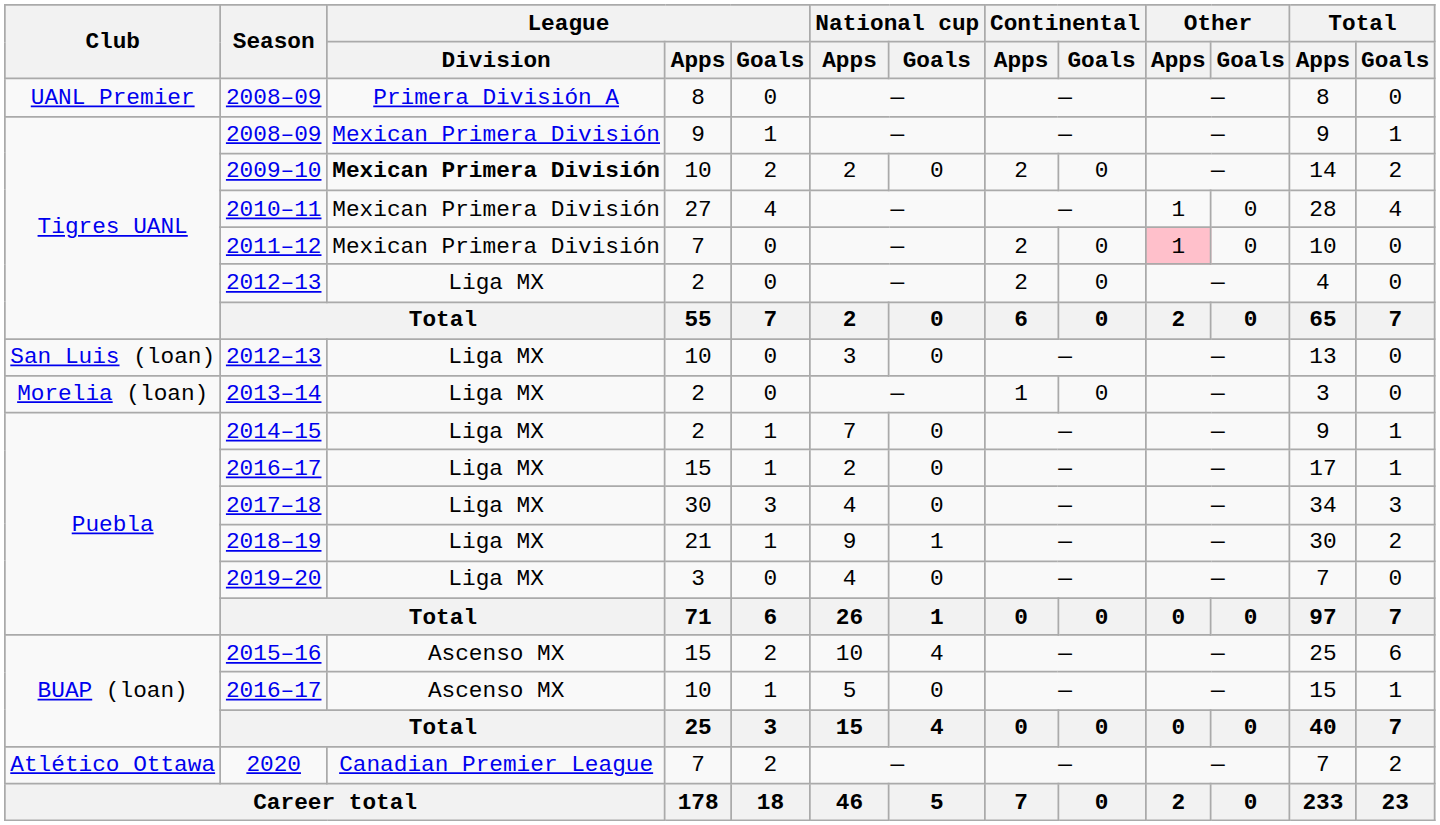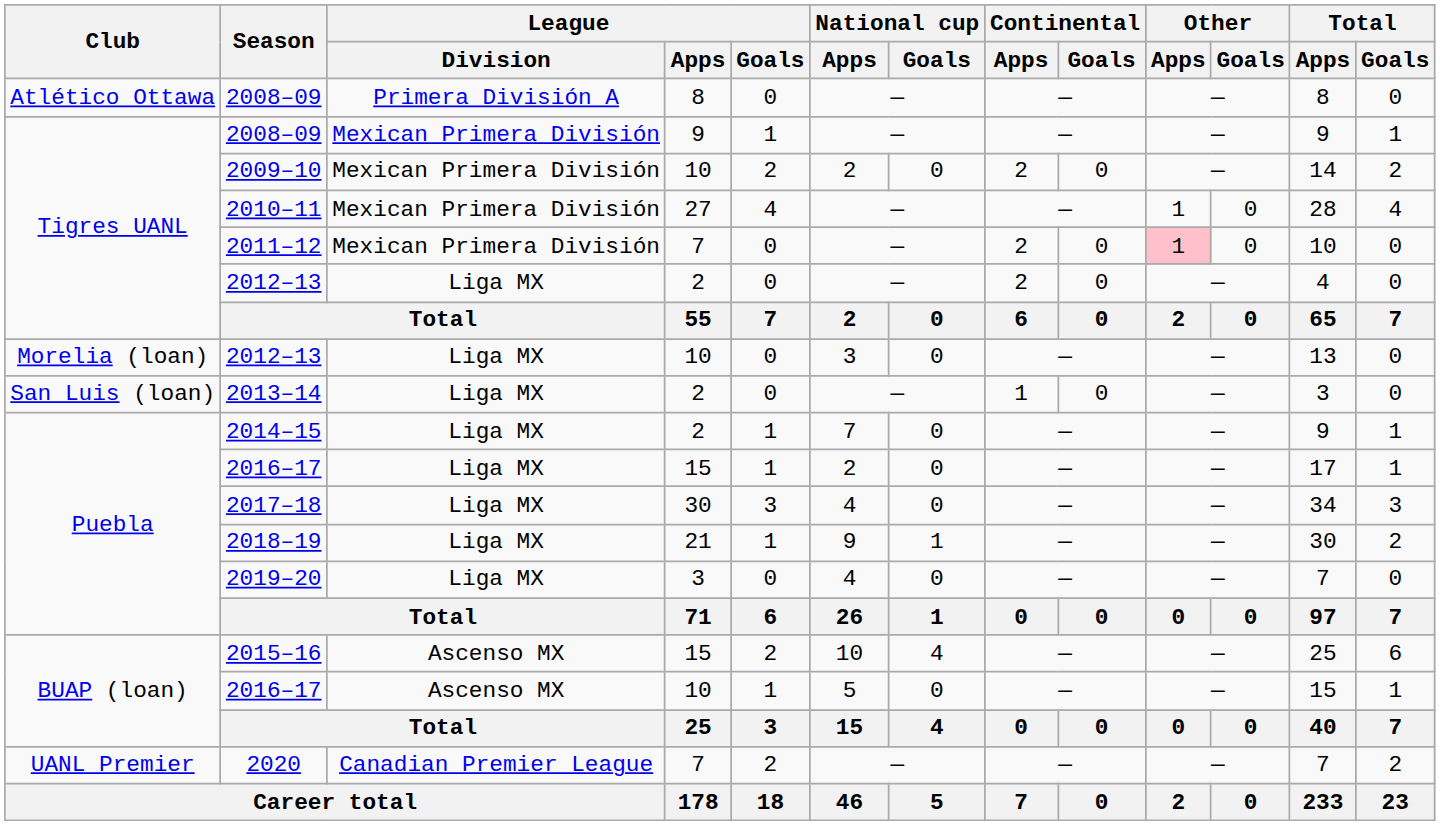(113, 98) UANL Premier -> (113, 98) Atlético Ottawa
(496, 172) bold -> (496, 172) normal
(113, 357) San Luis (loan) -> (113, 357) Morelia (loan)
(113, 394) Morelia (loan) -> (113, 394) San Luis (loan)
(113, 765) Atlético Ottawa -> (113, 765) UANL Premier
